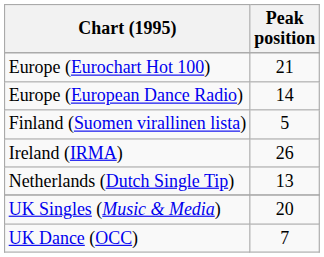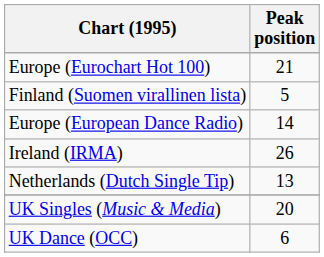rows swapped: (126, 95) <-> (127, 124)
(285, 237) 7 -> (285, 237) 6
